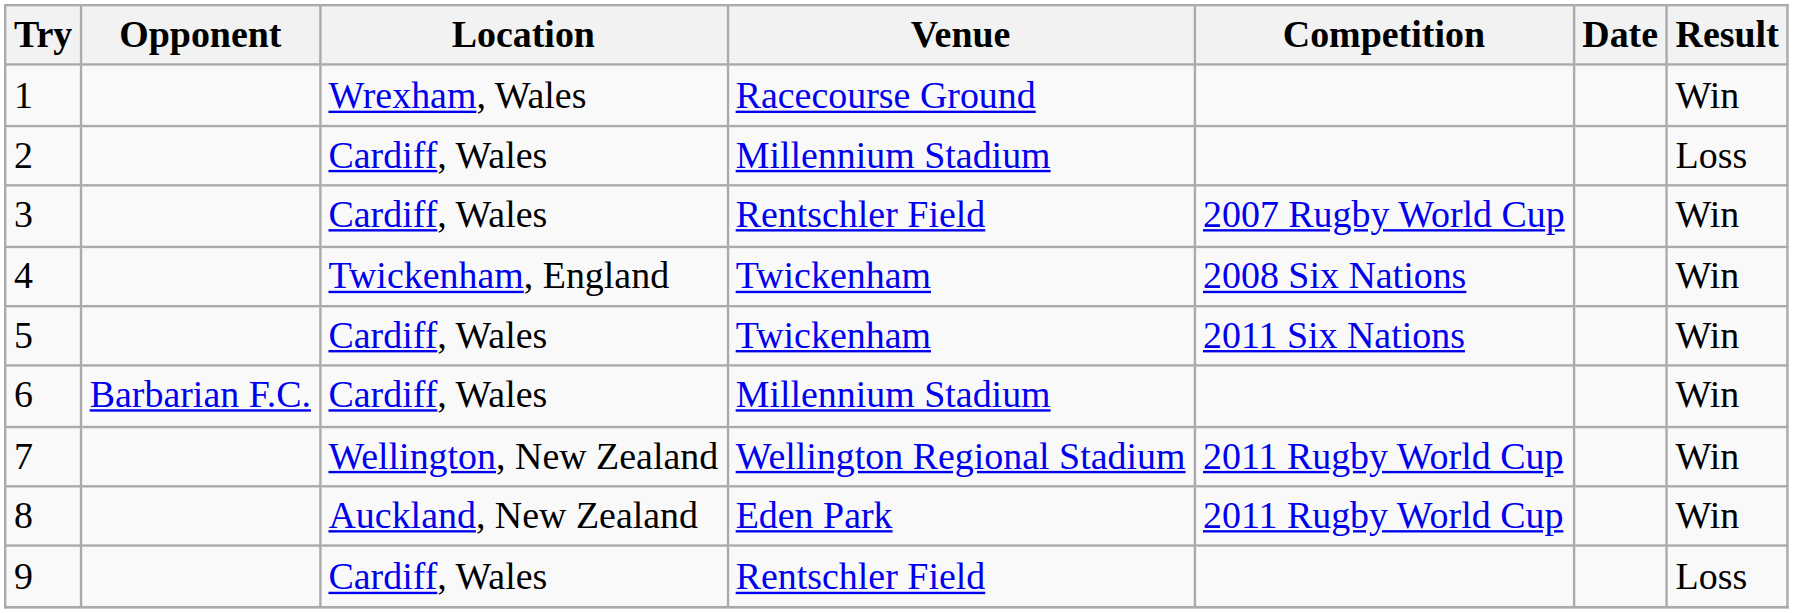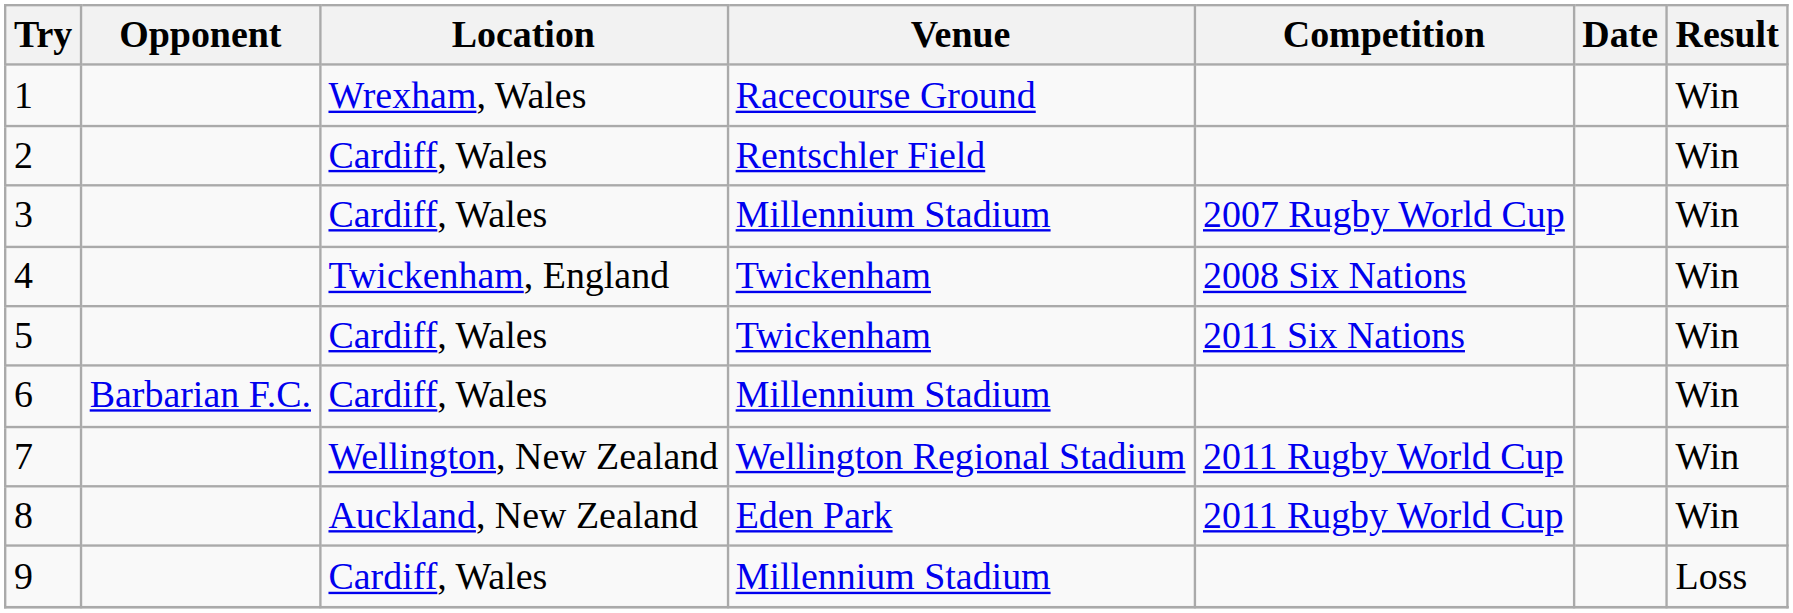(893, 154) Millennium Stadium -> (860, 154) Rentschler Field
(1711, 154) Loss -> (1707, 154) Win
(860, 214) Rentschler Field -> (893, 214) Millennium Stadium
(860, 575) Rentschler Field -> (893, 575) Millennium Stadium
